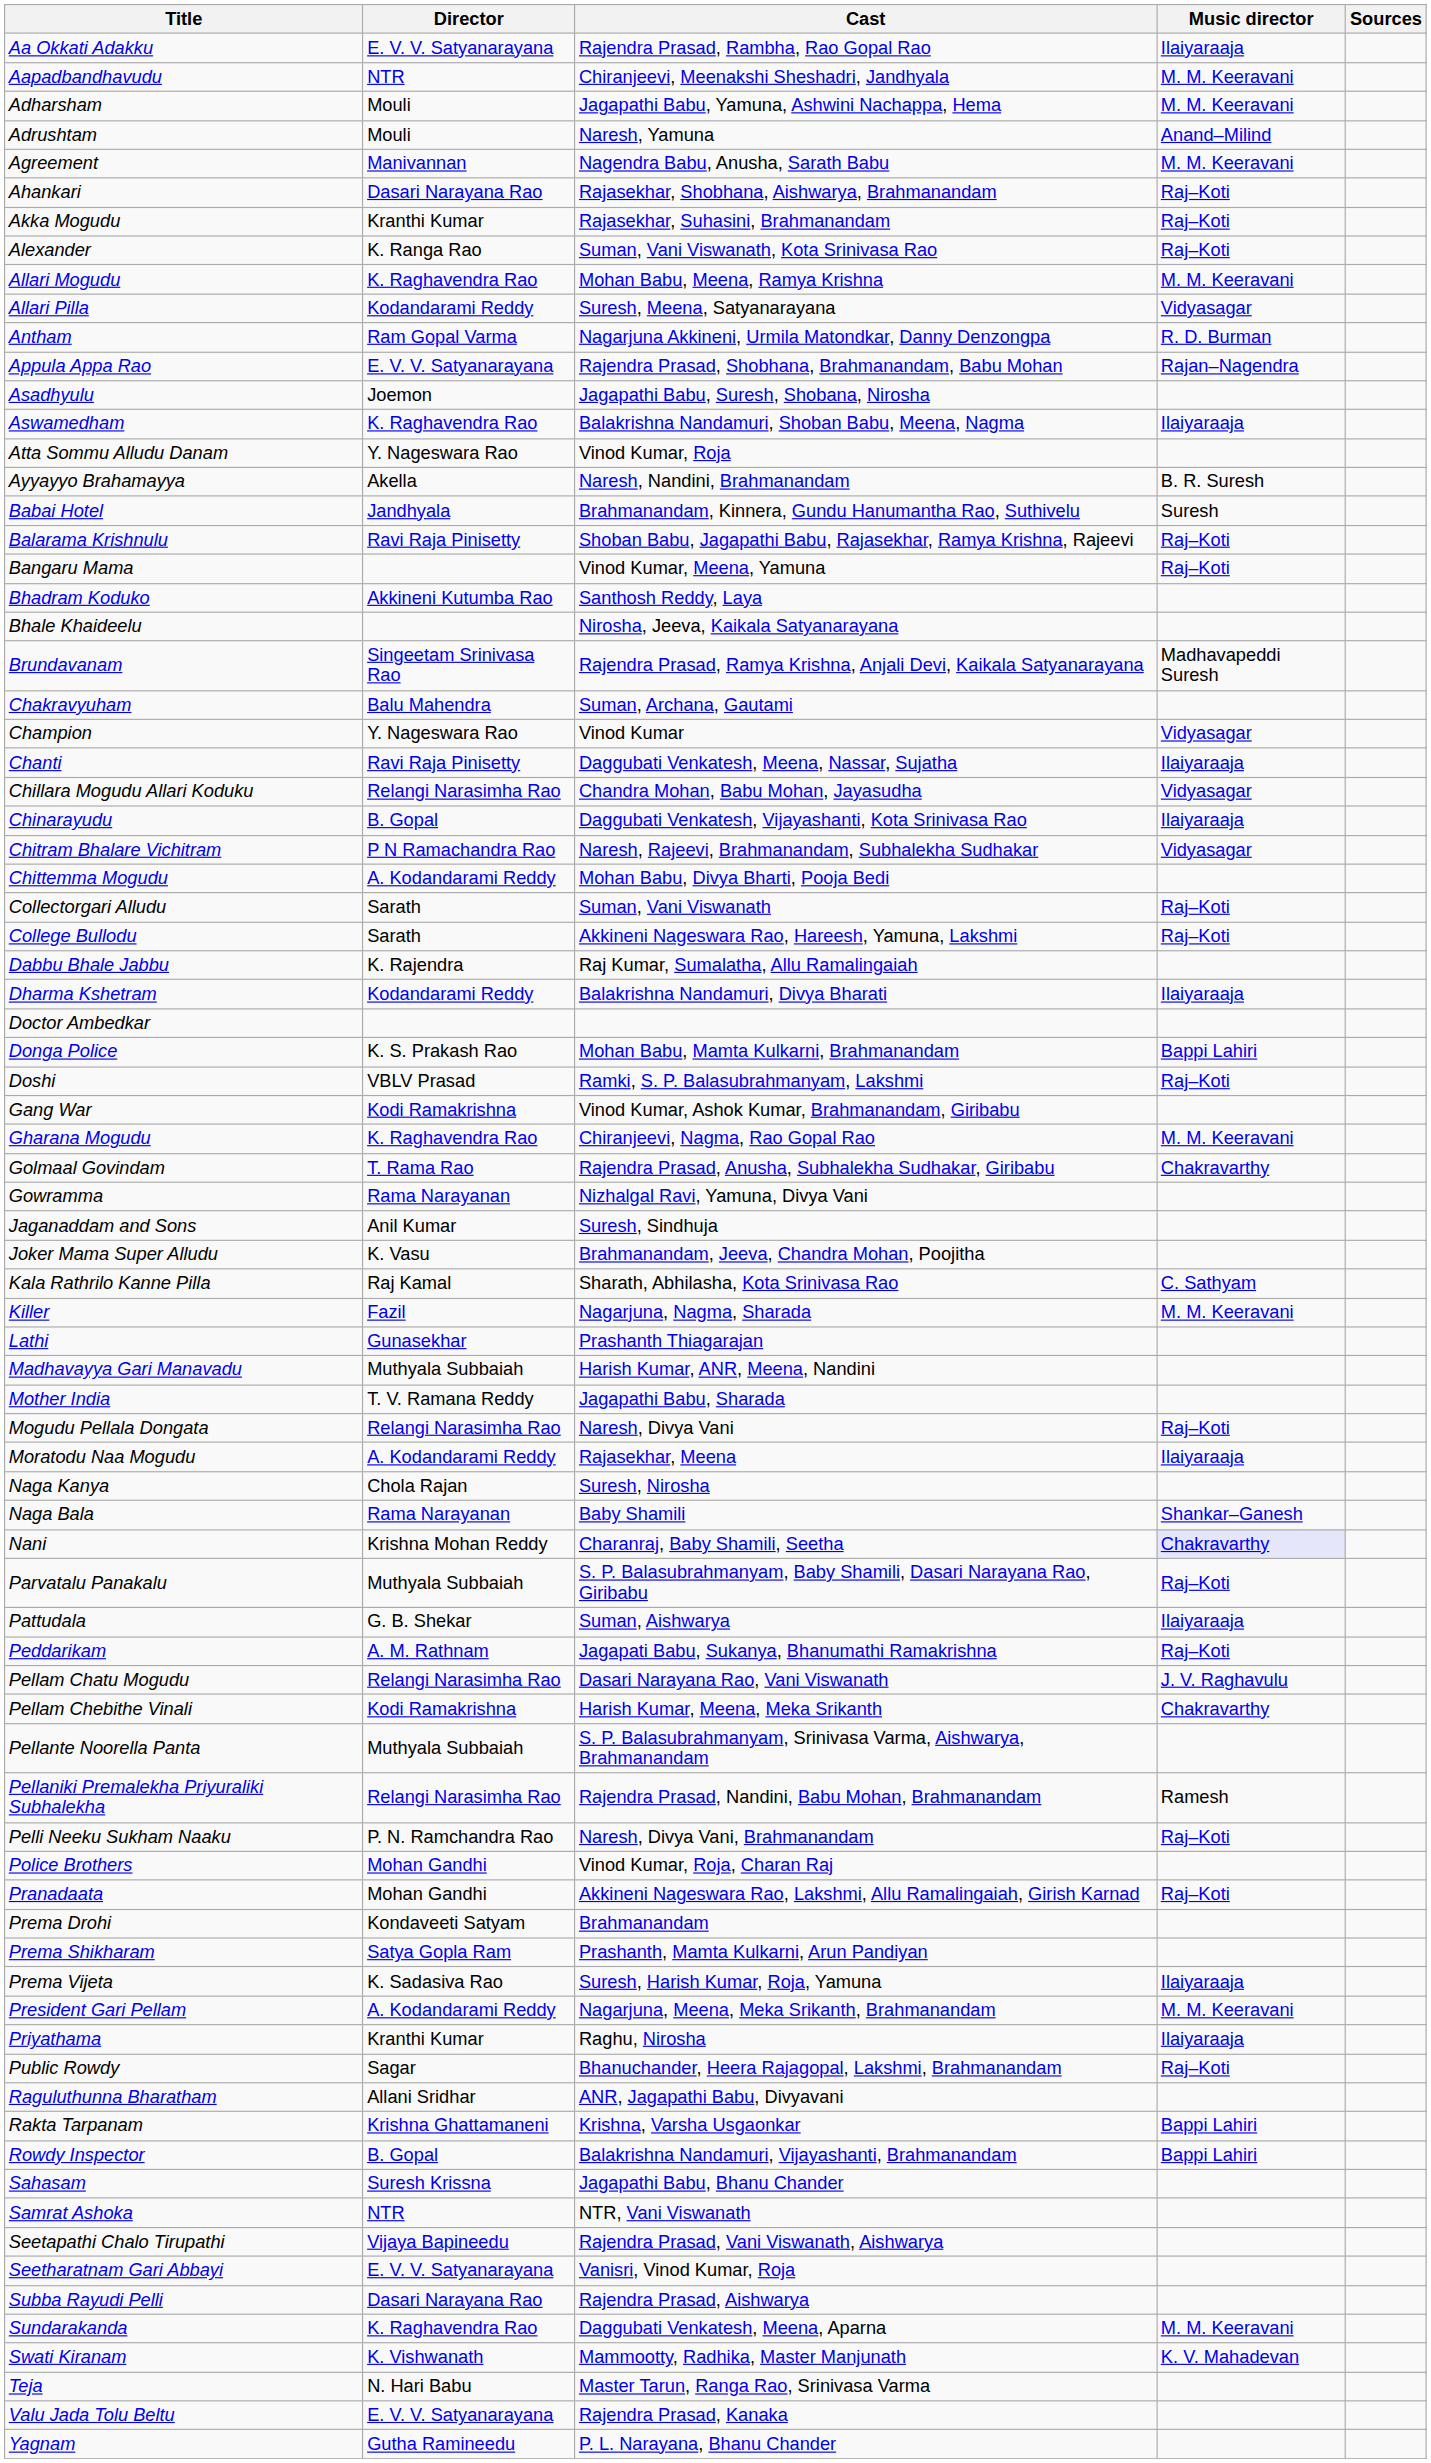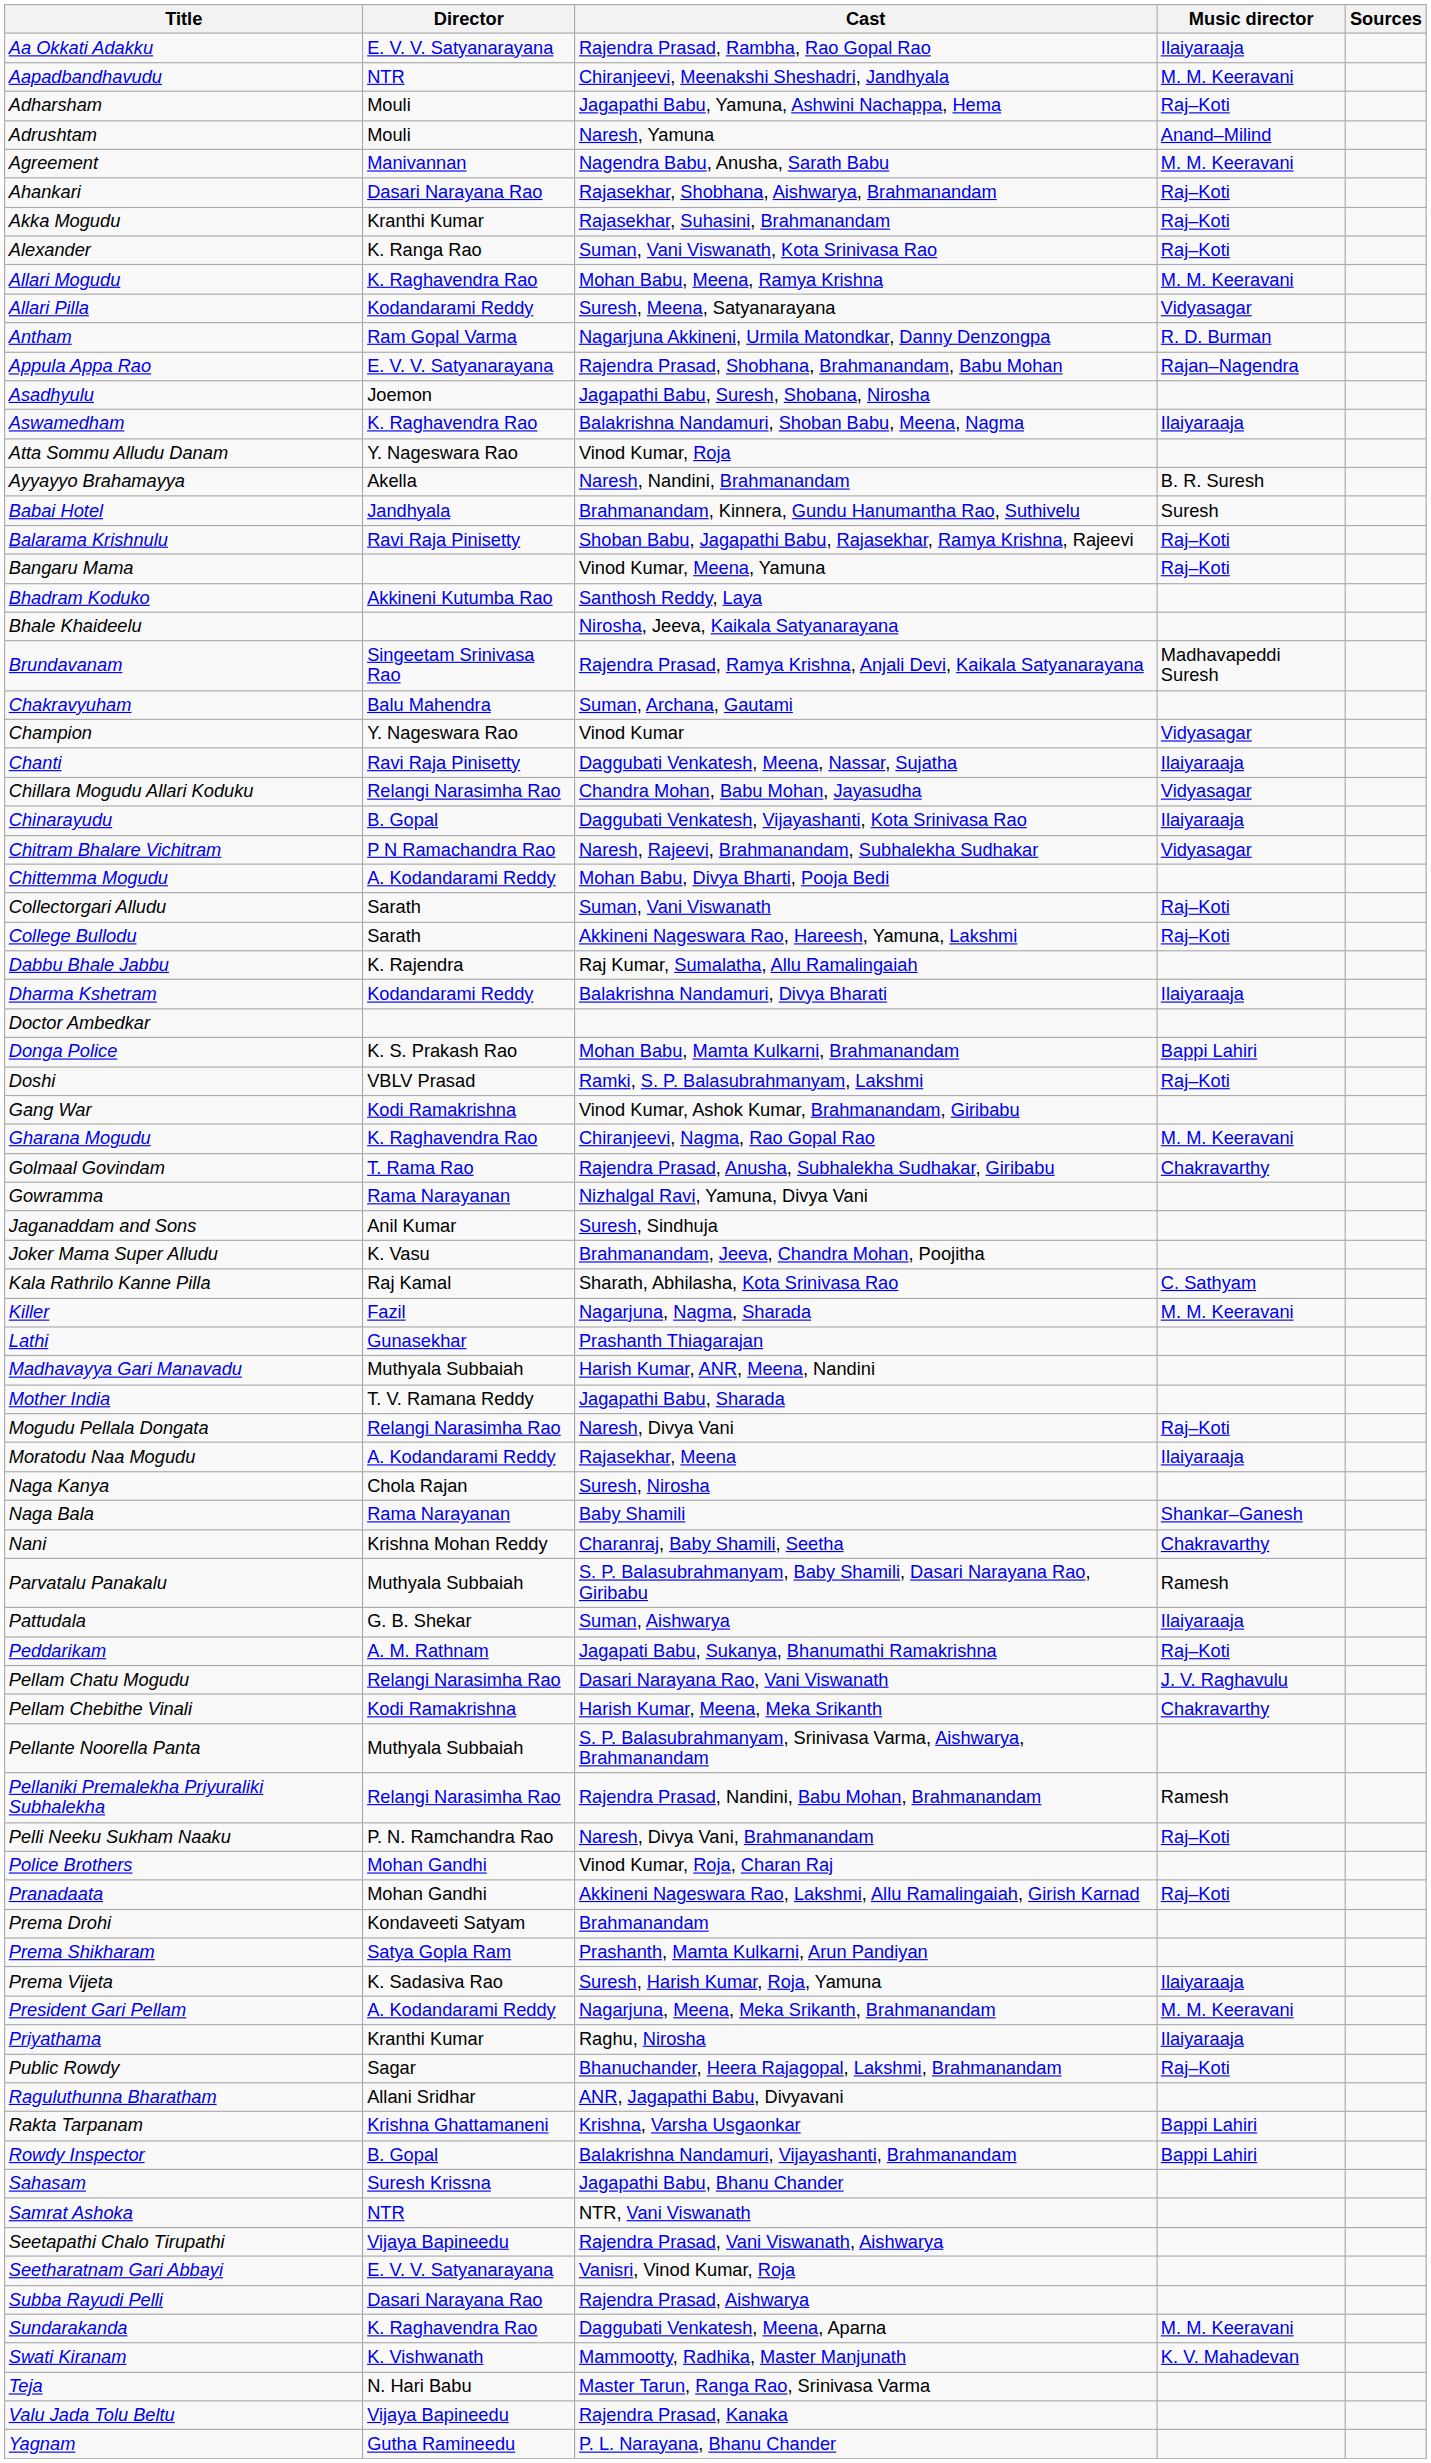(1227, 105) M. M. Keeravani -> (1195, 105) Raj–Koti
(1215, 1543) lavender background -> (1215, 1543) no background
(1195, 1582) Raj–Koti -> (1195, 1582) Ramesh
(460, 2415) E. V. V. Satyanarayana -> (438, 2415) Vijaya Bapineedu
